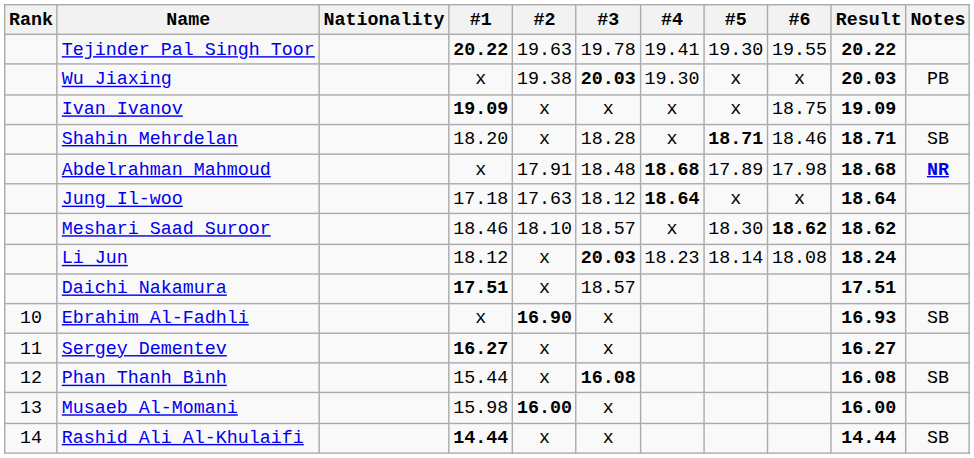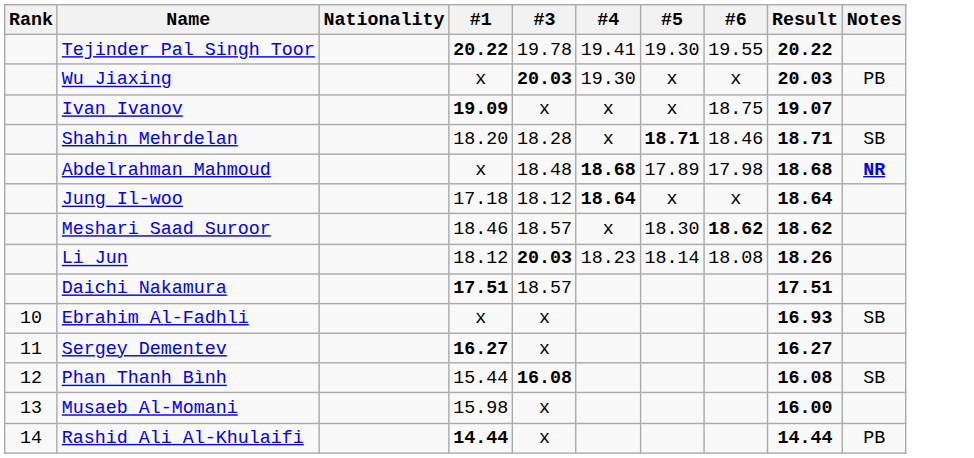- column: (545, 20)
(869, 109) 19.09 -> (805, 109) 19.07
(869, 259) 18.24 -> (805, 259) 18.26
(938, 438) SB -> (874, 438) PB
